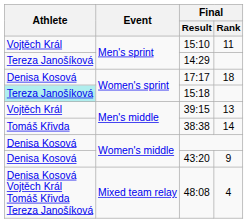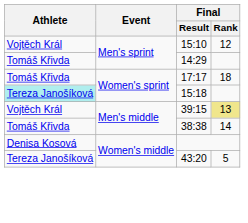(228, 45) 11 -> (226, 45) 12
(50, 61) Tereza Janošíková -> (38, 61) Tomáš Křivda
(42, 78) Denisa Kosová -> (38, 78) Tomáš Křivda
(228, 110) no background -> (226, 110) khaki background
(42, 159) Denisa Kosová -> (50, 159) Tereza Janošíková
(228, 159) 9 -> (226, 159) 5
- row: (197, 193)
